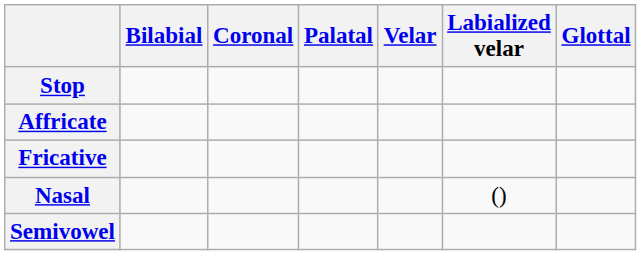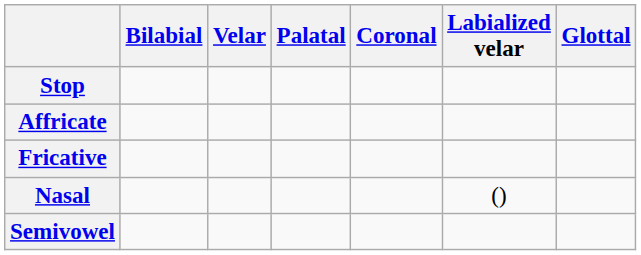columns swapped: (253, 35) <-> (410, 35)
